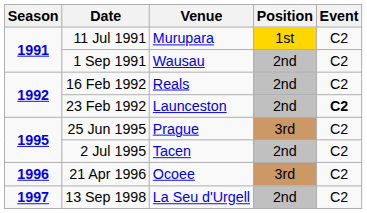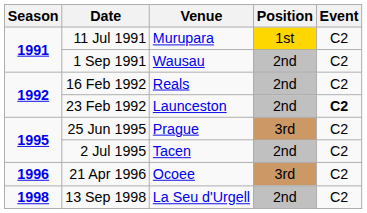(33, 197) 1997 -> (33, 197) 1998
